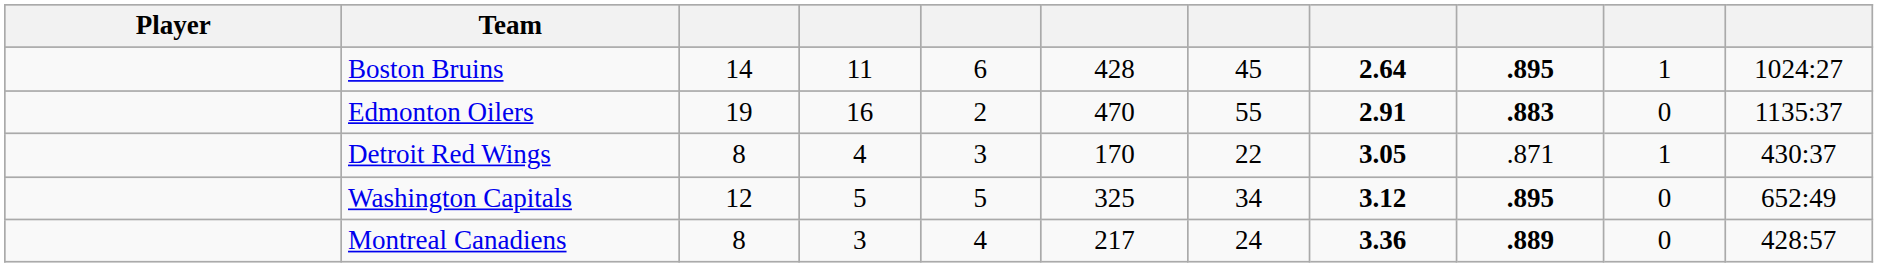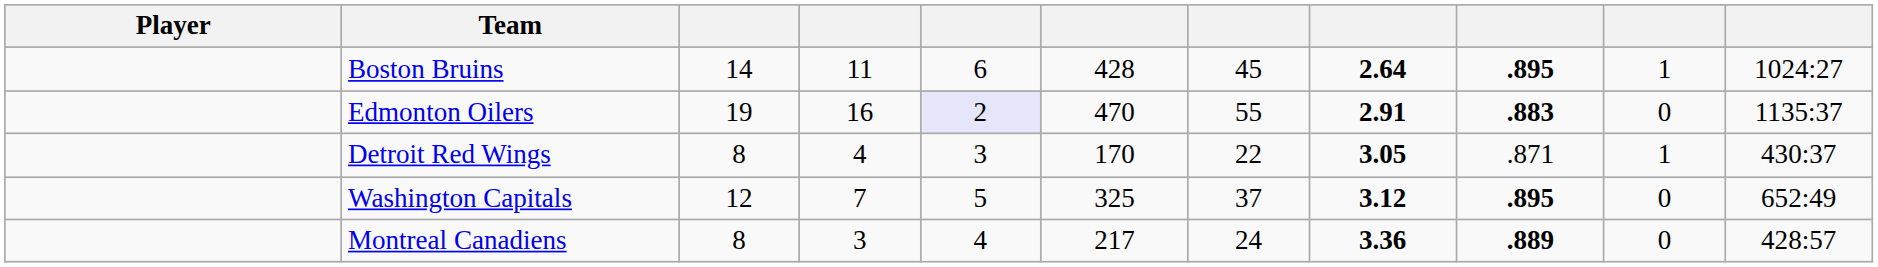(980, 111) no background -> (980, 111) lavender background
(860, 197) 5 -> (860, 197) 7
(1249, 197) 34 -> (1249, 197) 37
